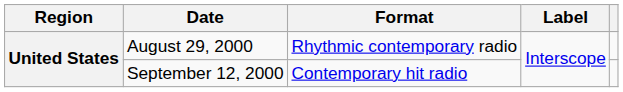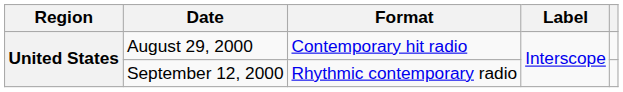(404, 45) Rhythmic contemporary radio -> (379, 45) Contemporary hit radio
(379, 73) Contemporary hit radio -> (404, 73) Rhythmic contemporary radio
